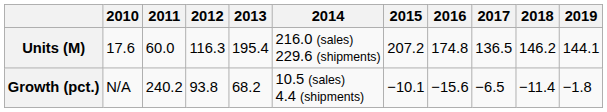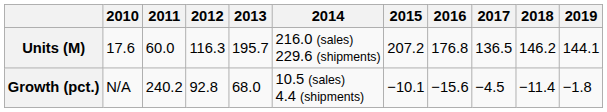(250, 47) 195.4 -> (250, 47) 195.7
(450, 47) 174.8 -> (450, 47) 176.8
(204, 87) 93.8 -> (204, 87) 92.8
(246, 87) 68.2 -> (246, 87) 68.0
(490, 87) −6.5 -> (490, 87) −4.5
